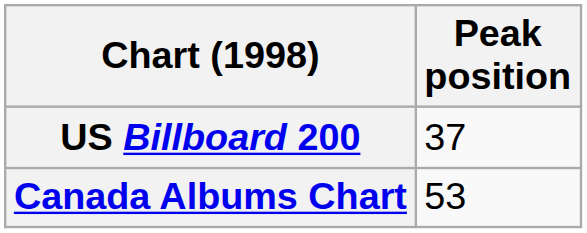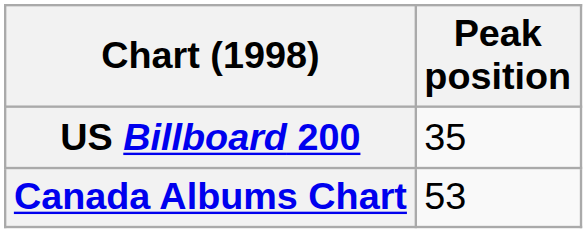(445, 136) 37 -> (445, 136) 35
